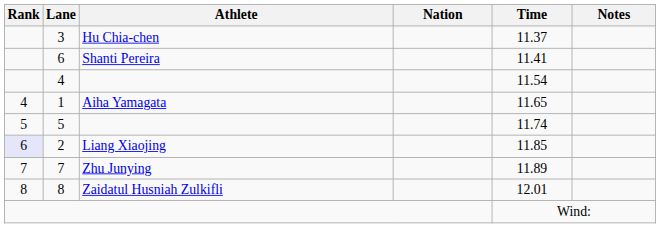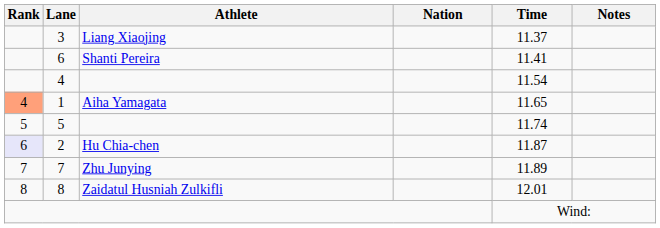(121, 37) Hu Chia-chen -> (124, 37) Liang Xiaojing
(24, 102) no background -> (24, 102) lightsalmon background
(124, 146) Liang Xiaojing -> (121, 146) Hu Chia-chen
(532, 146) 11.85 -> (532, 146) 11.87
